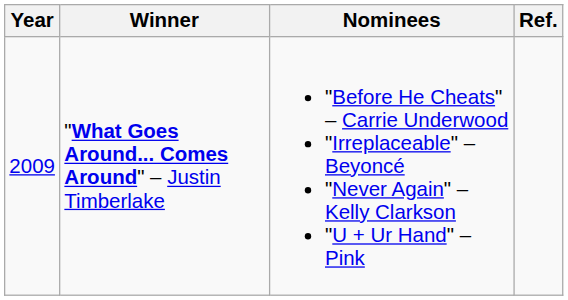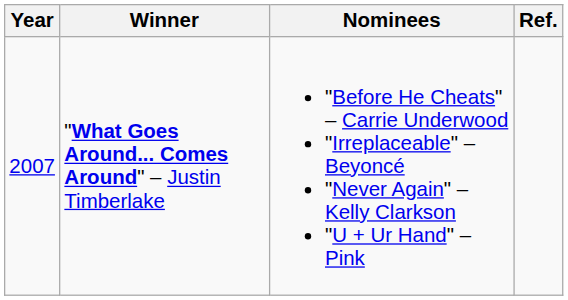(32, 165) 2009 -> (32, 165) 2007
